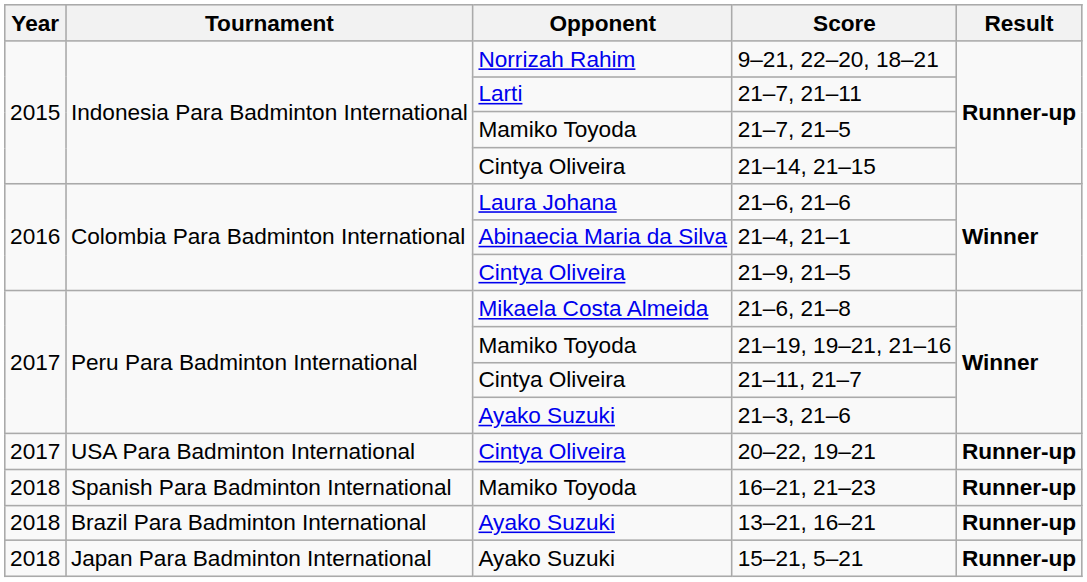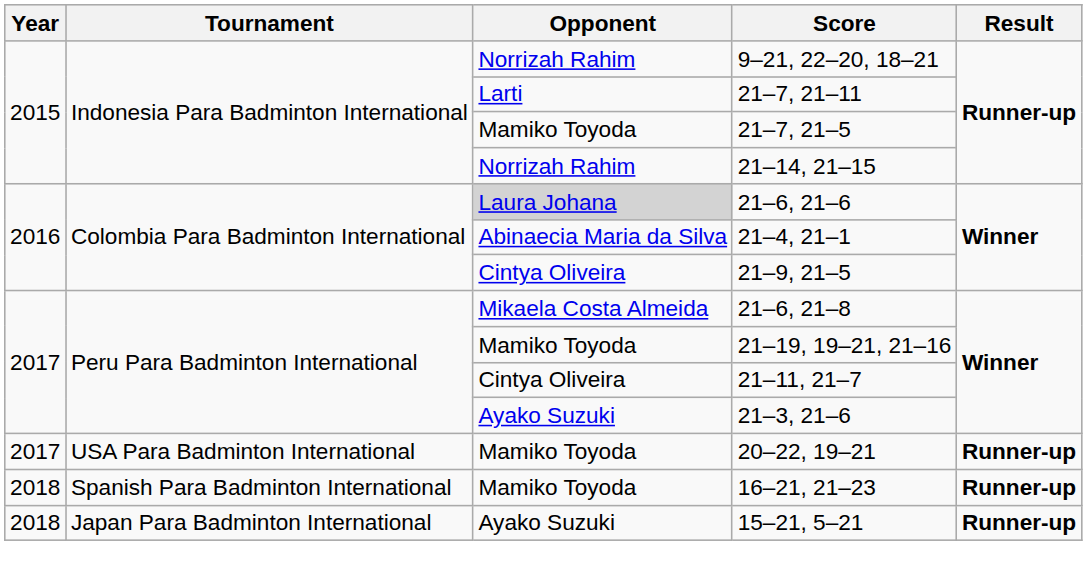(552, 166) Cintya Oliveira -> (557, 166) Norrizah Rahim
(548, 202) no background -> (548, 202) lightgrey background
(552, 452) Cintya Oliveira -> (557, 452) Mamiko Toyoda
- row: (807, 523)
